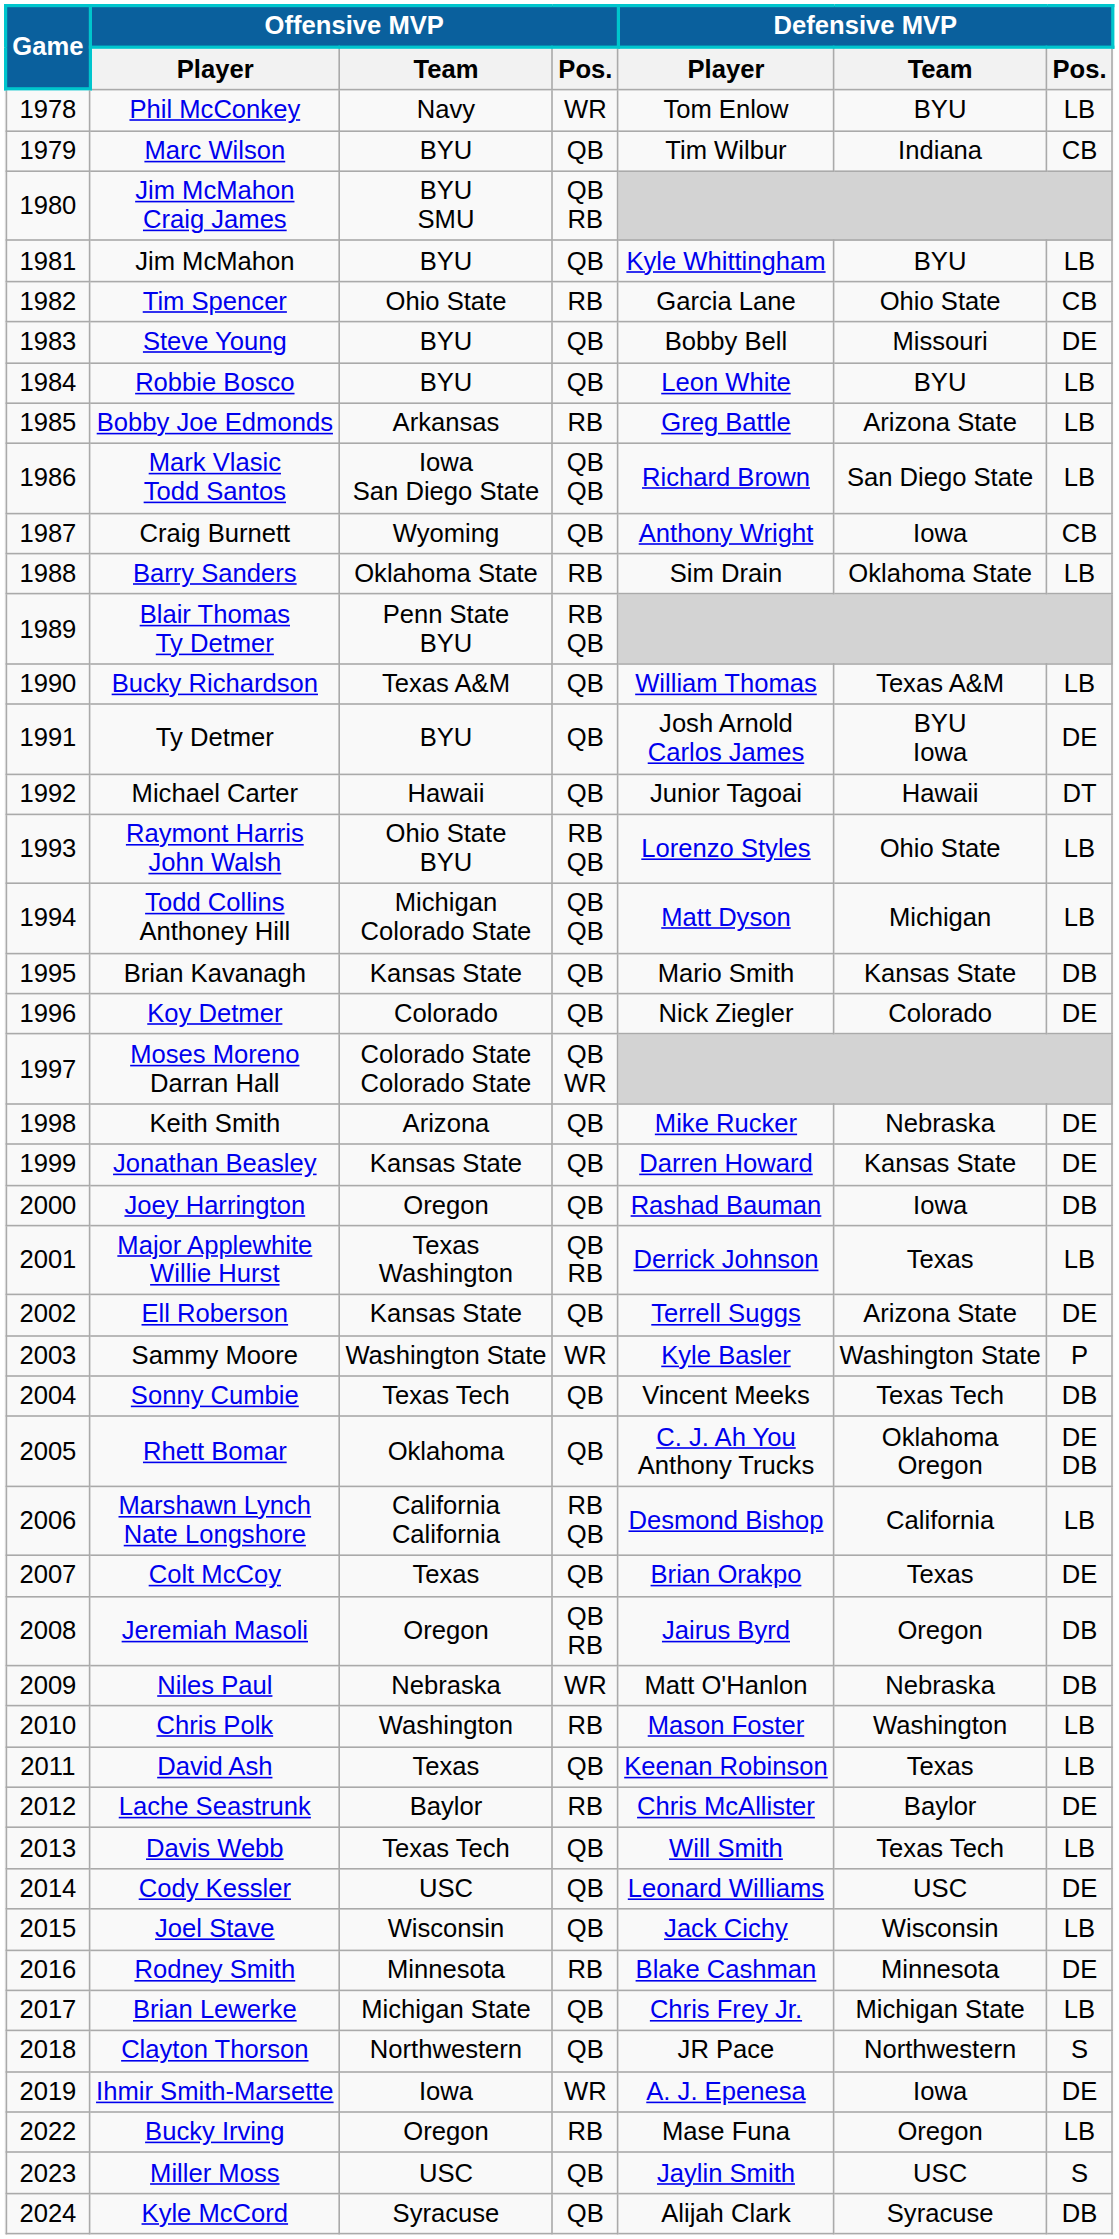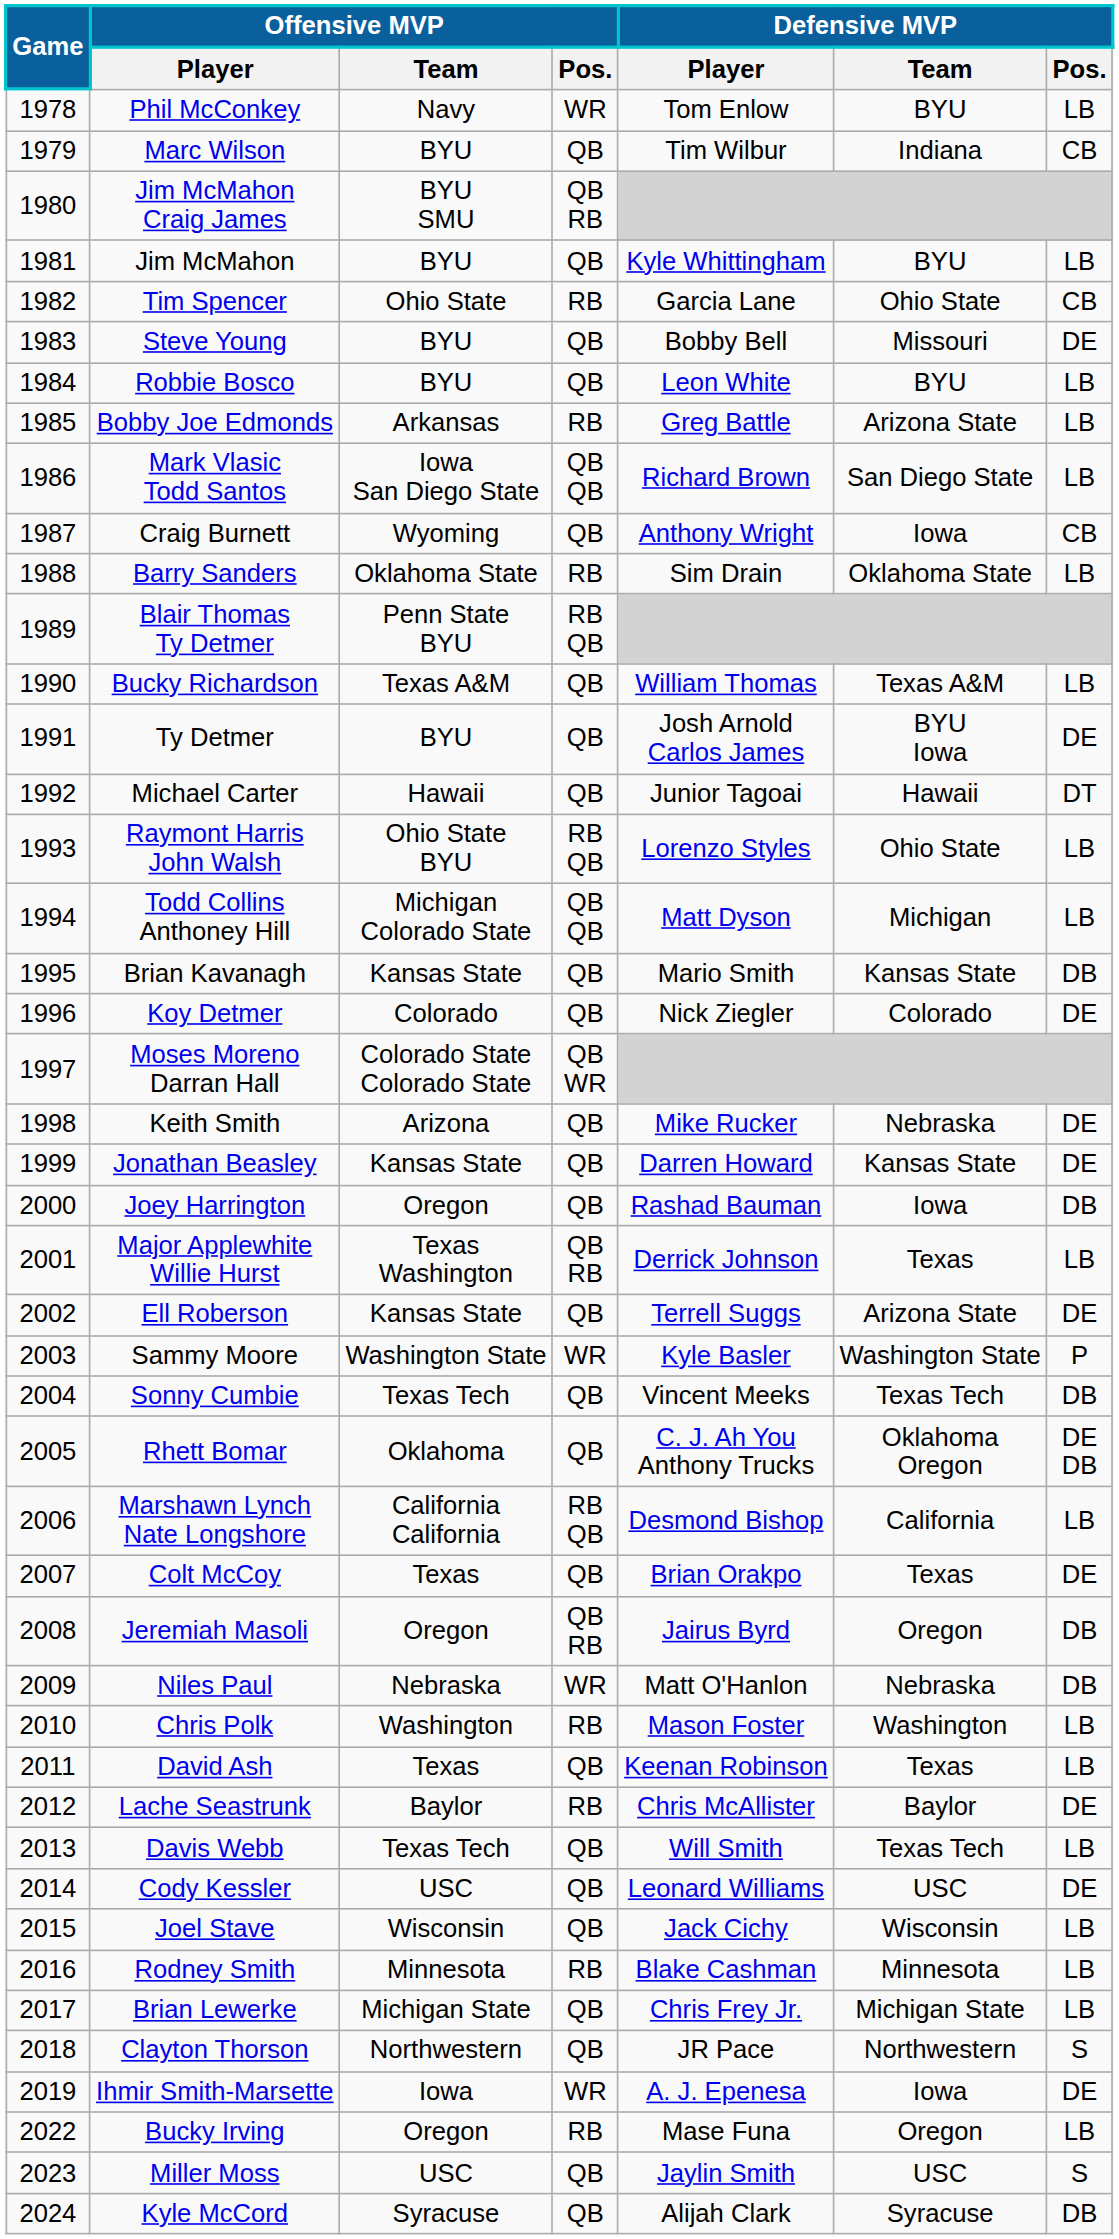(1080, 1969) DE -> (1080, 1969) LB
